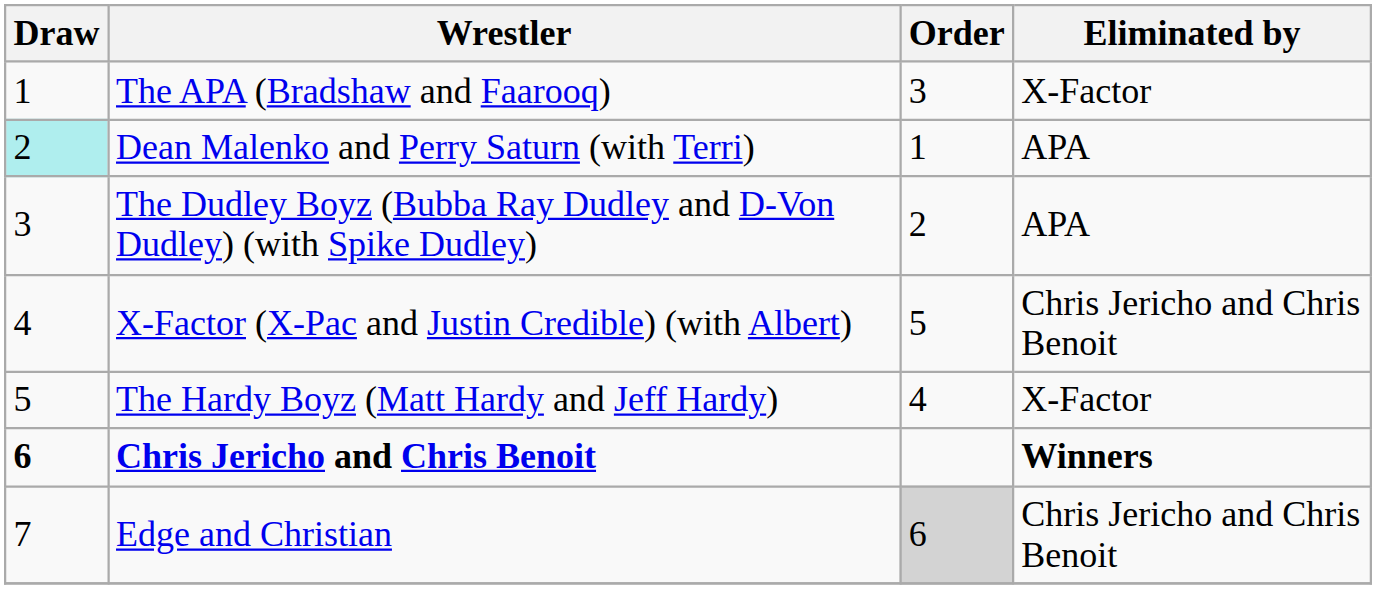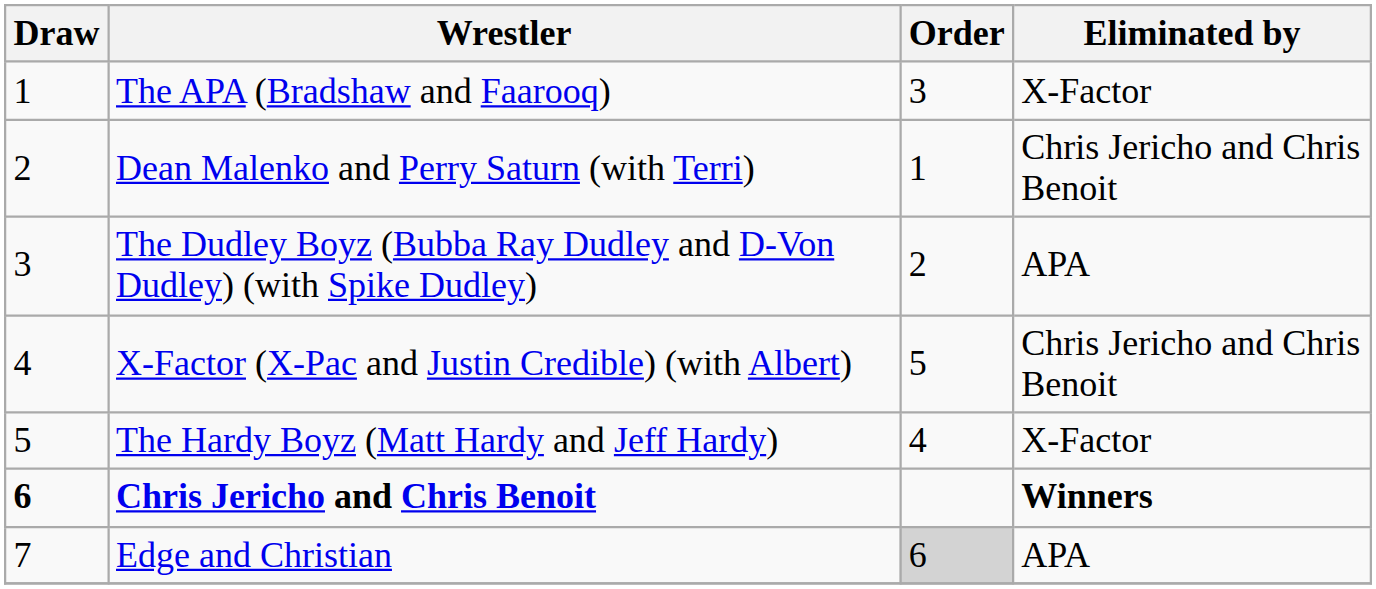(22, 147) paleturquoise background -> (22, 167) no background
(1056, 147) APA -> (1191, 167) Chris Jericho and Chris Benoit
(1191, 533) Chris Jericho and Chris Benoit -> (1056, 554) APA
